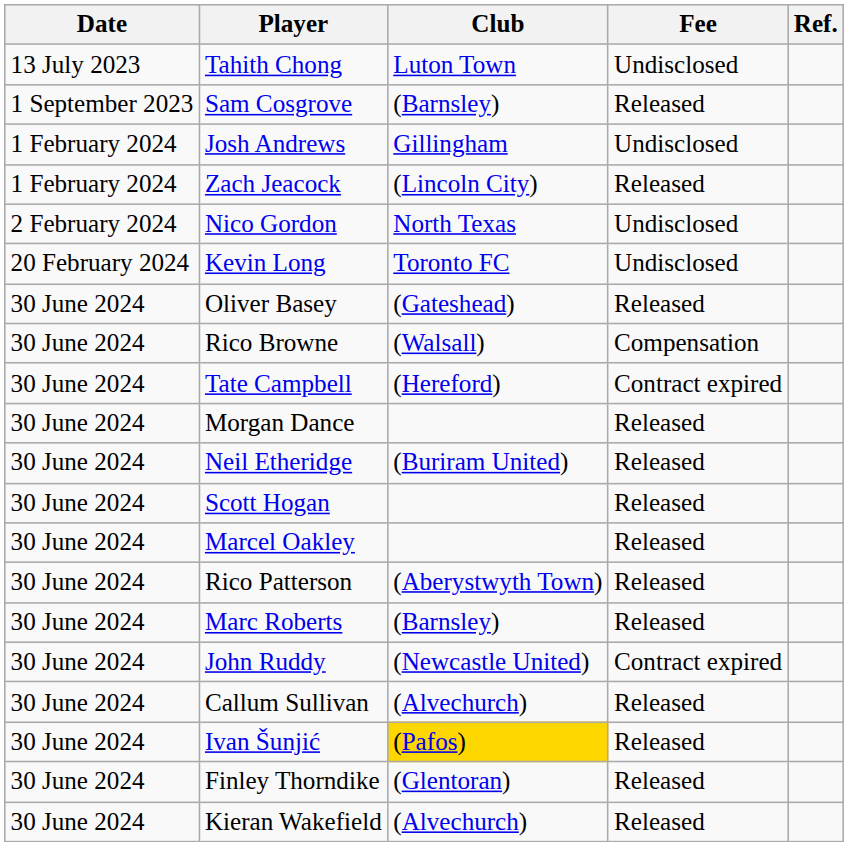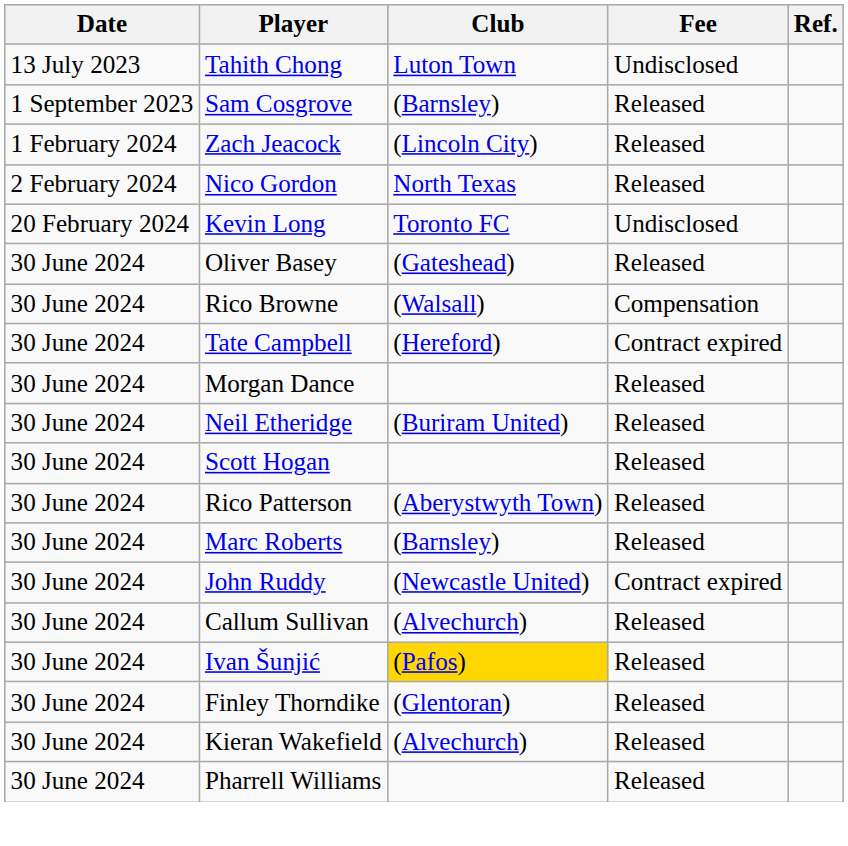- row: (275, 143)
(676, 223) Undisclosed -> (659, 183) Released
- row: (280, 542)
+ row: (293, 781)
